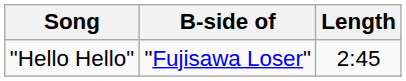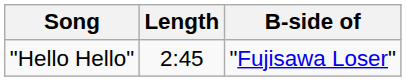columns swapped: (359, 22) <-> (228, 22)
